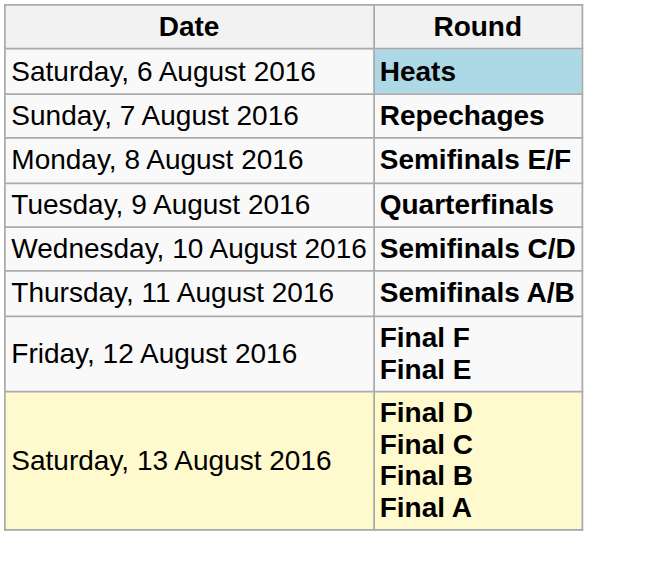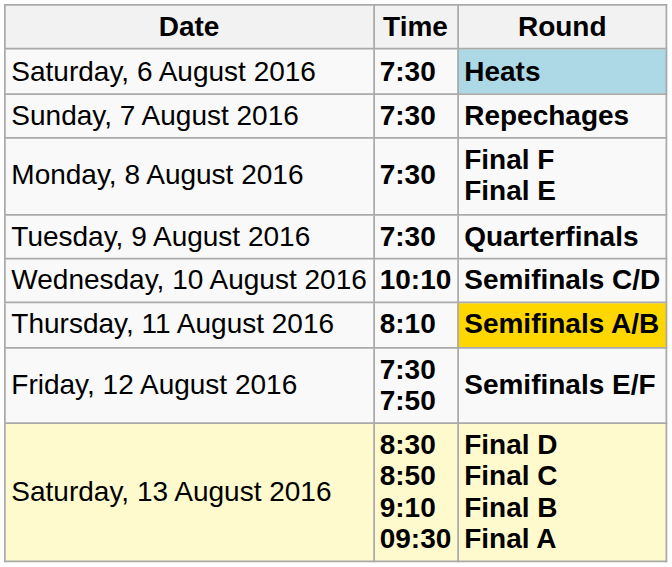+ column: (415, 26)
(475, 159) Semifinals E/F -> (510, 175) Final F Final E
(477, 293) no background -> (562, 324) gold background
(426, 353) Final F Final E -> (560, 384) Semifinals E/F
